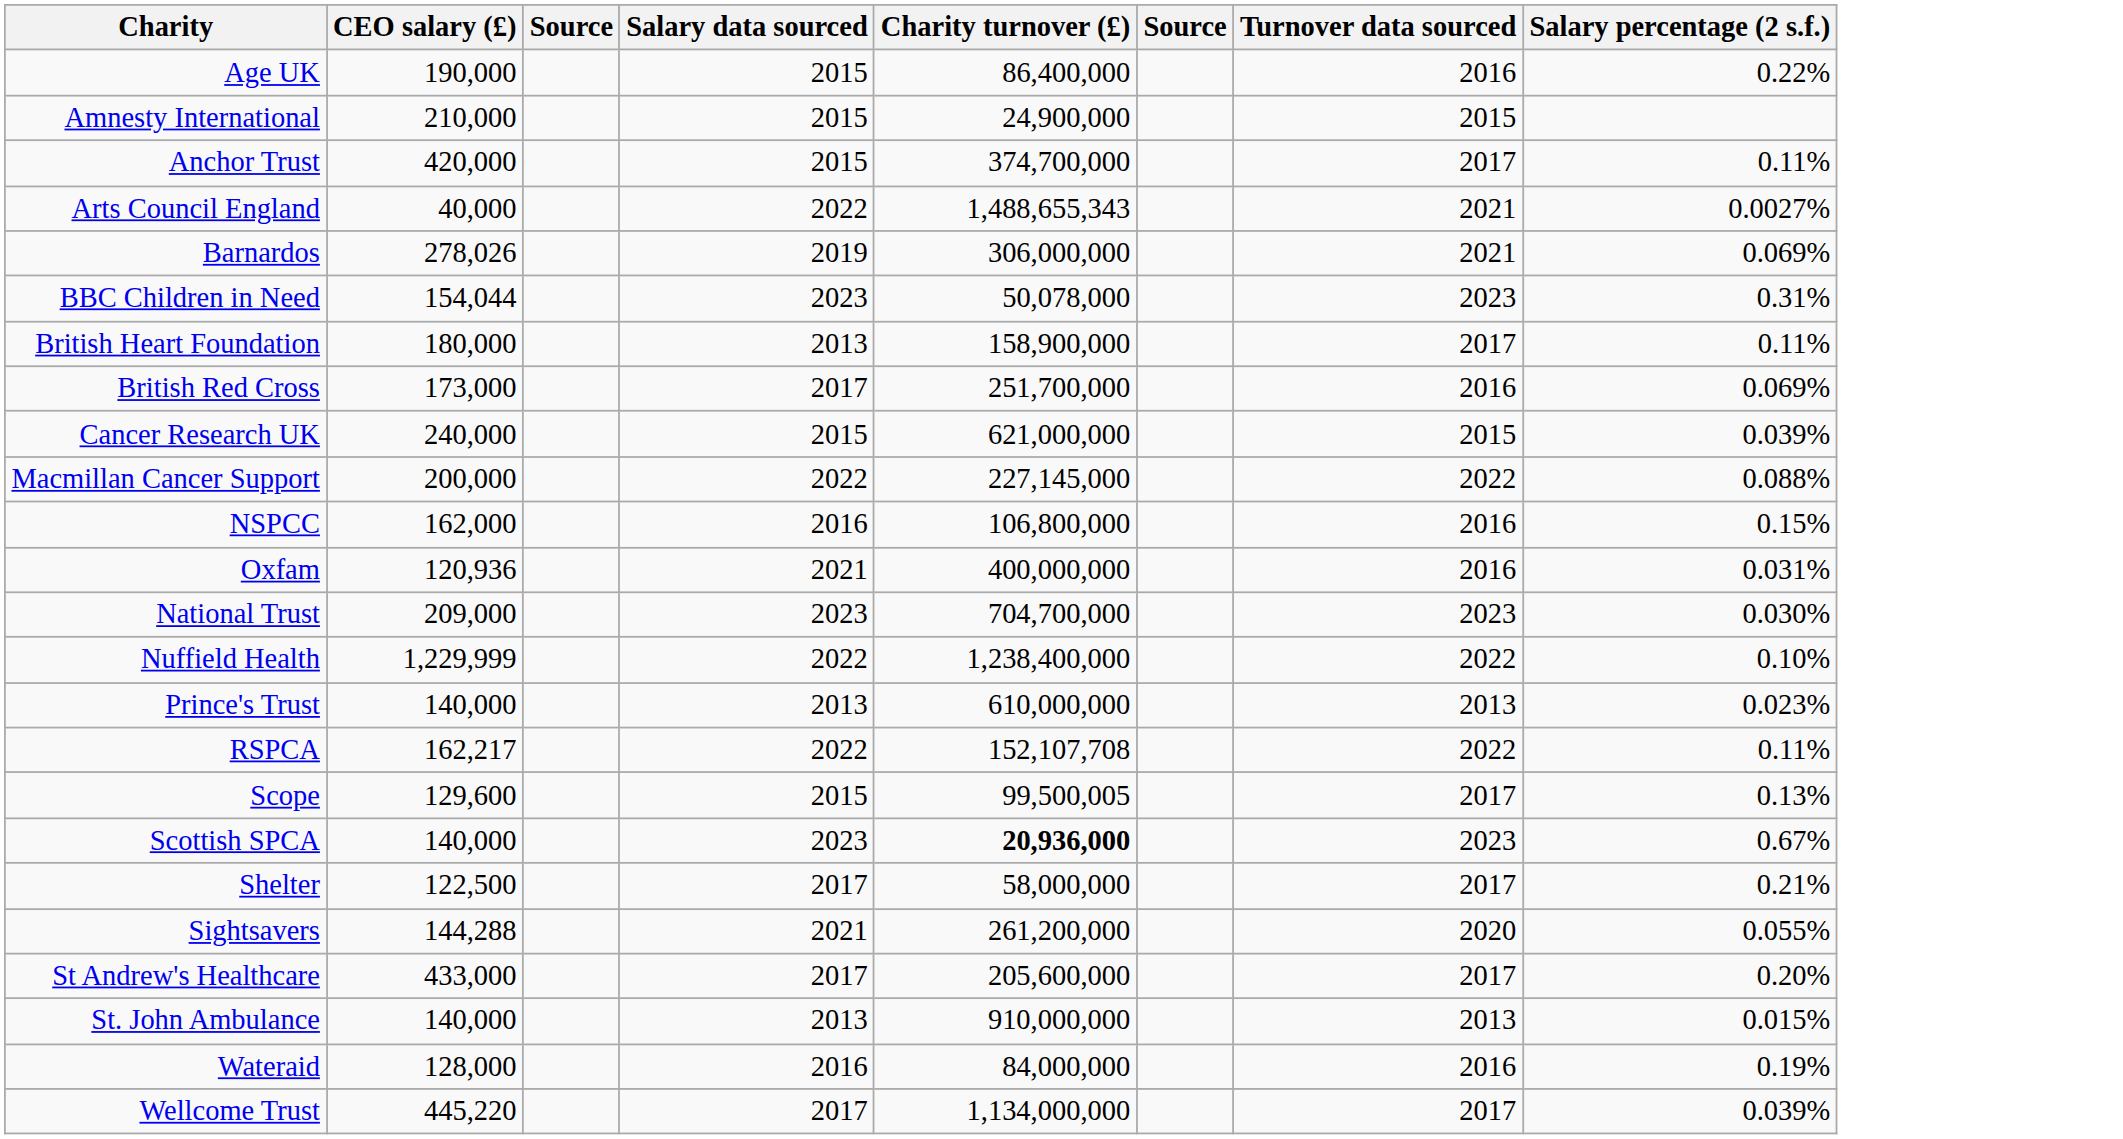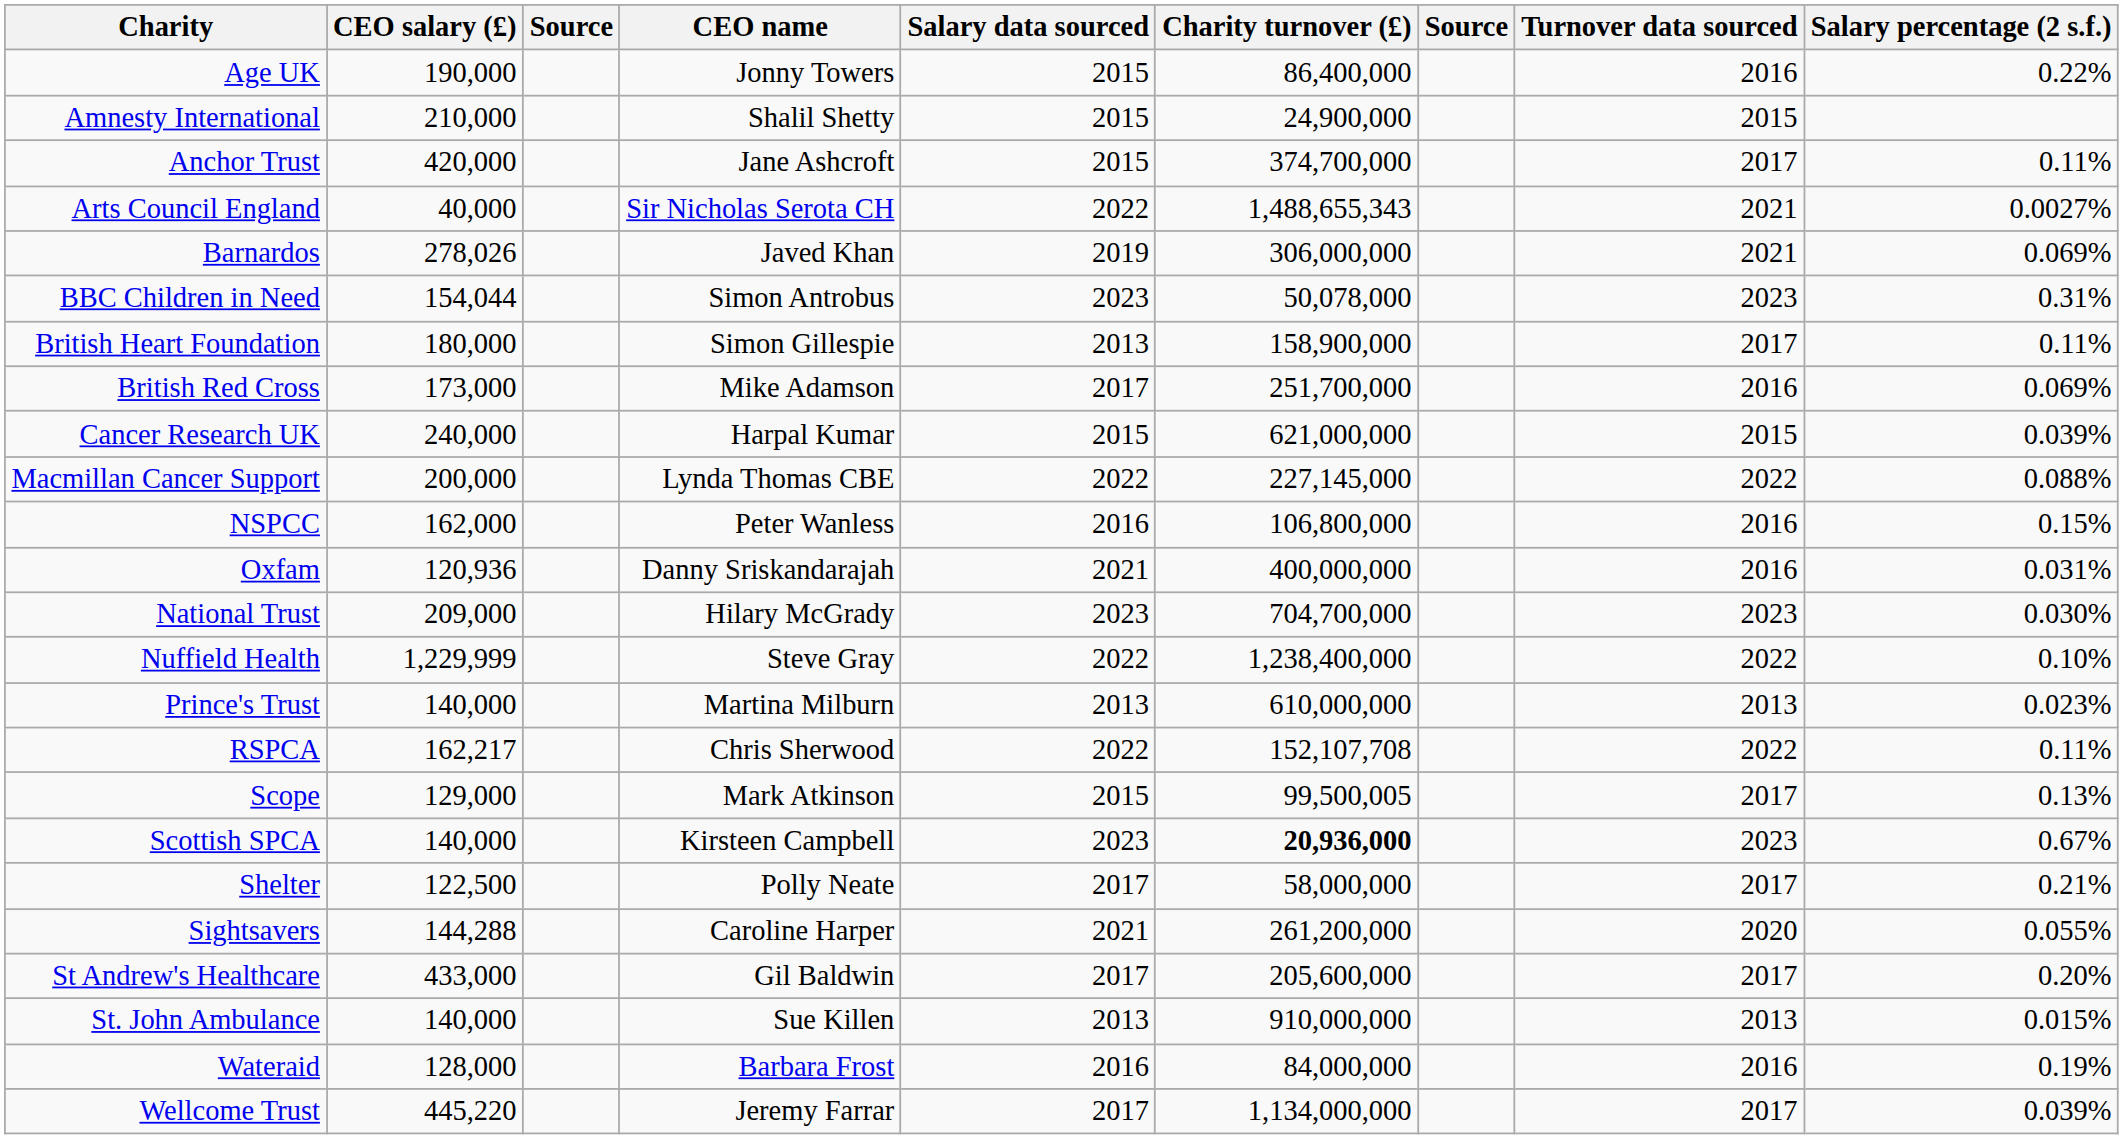+ column: (760, 27)
(470, 794) 129,600 -> (470, 794) 129,000
